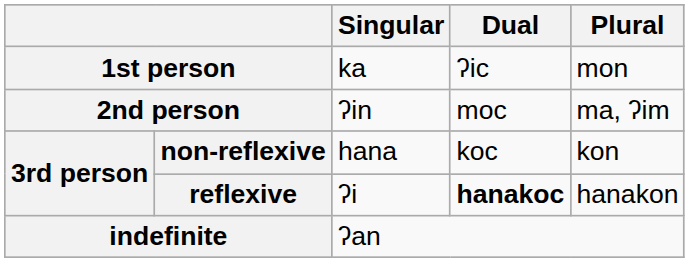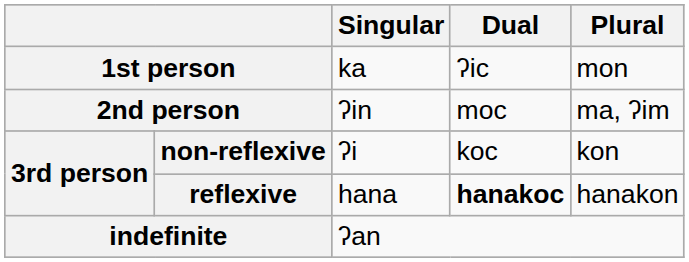(368, 151) hana -> (348, 151) ʔi
(348, 194) ʔi -> (368, 194) hana
